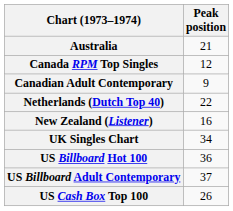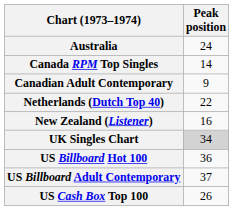(206, 45) 21 -> (206, 45) 24
(206, 64) 12 -> (206, 64) 14
(206, 139) no background -> (206, 139) lightgrey background
